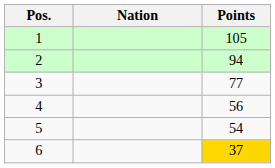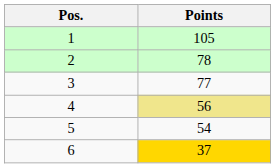- column: (137, 15)
(236, 60) 94 -> (204, 60) 78
(236, 106) no background -> (204, 106) khaki background
